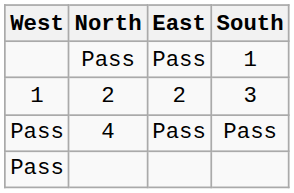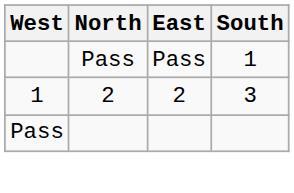- row: (108, 133)
